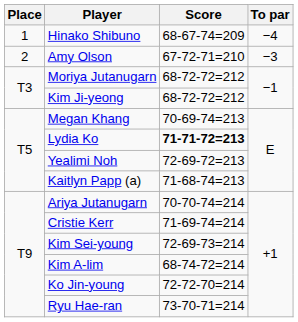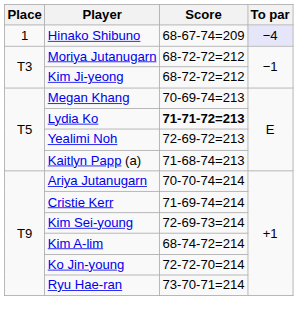(270, 35) no background -> (270, 35) lavender background
- row: (80, 56)
